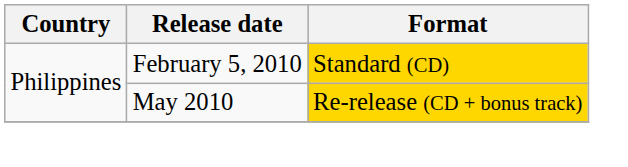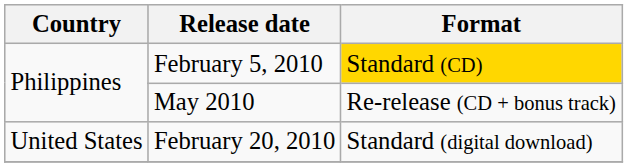(448, 102) gold background -> (481, 102) no background
+ row: (245, 141)
